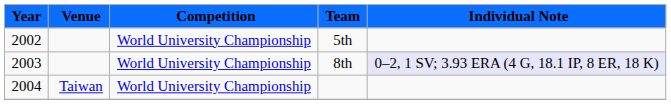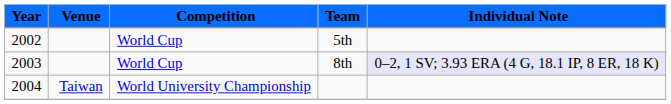(214, 39) World University Championship -> (148, 39) World Cup
(214, 63) World University Championship -> (148, 63) World Cup
